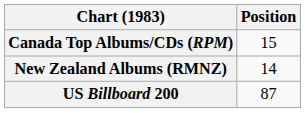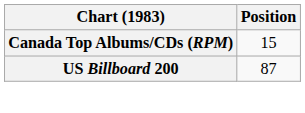- row: (121, 68)
